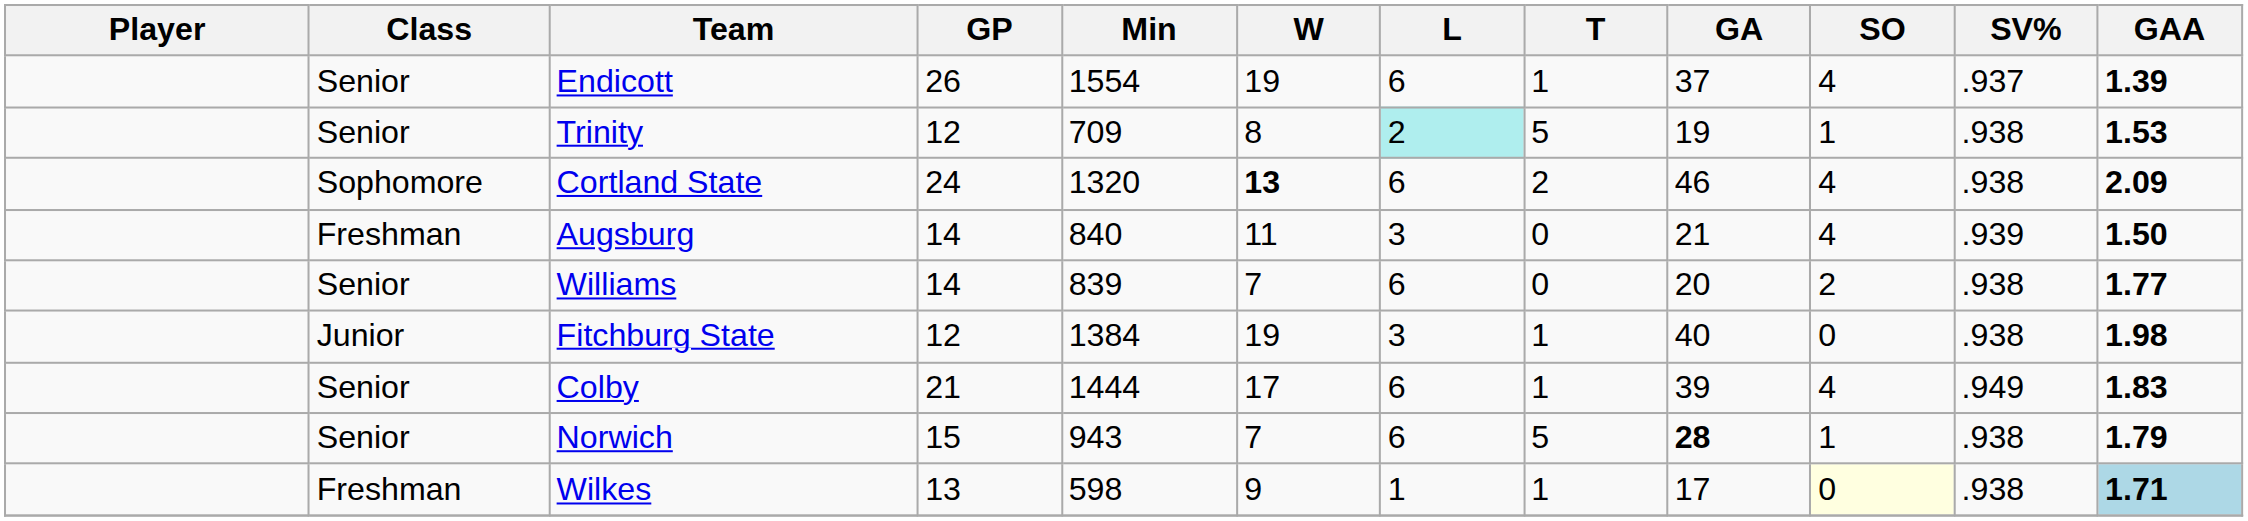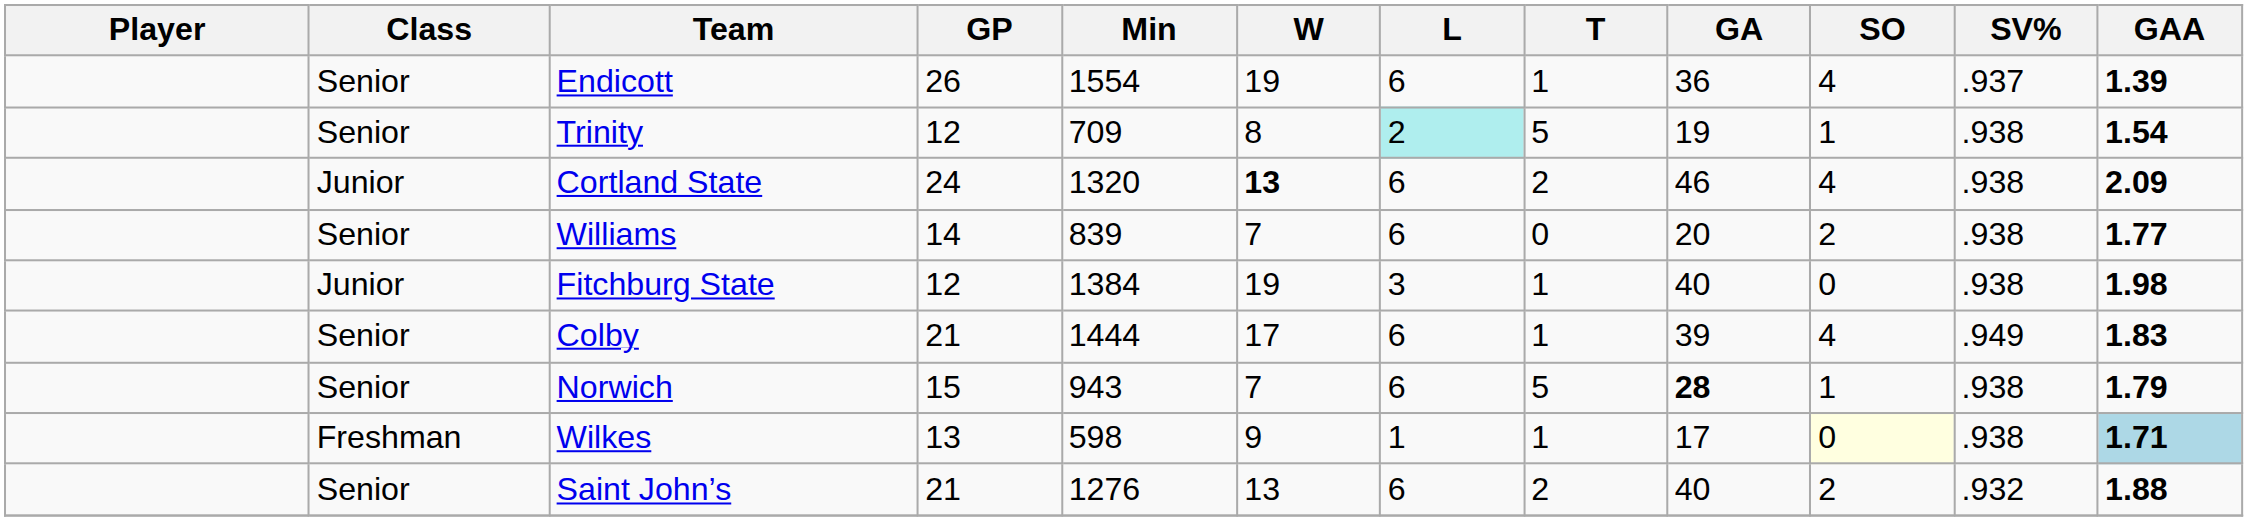(1693, 81) 37 -> (1693, 81) 36
(2136, 132) 1.53 -> (2136, 132) 1.54
(400, 183) Sophomore -> (360, 183) Junior
- row: (625, 234)
+ row: (644, 489)
